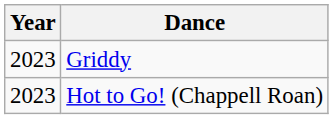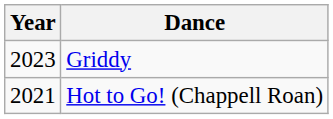(33, 95) 2023 -> (33, 95) 2021
